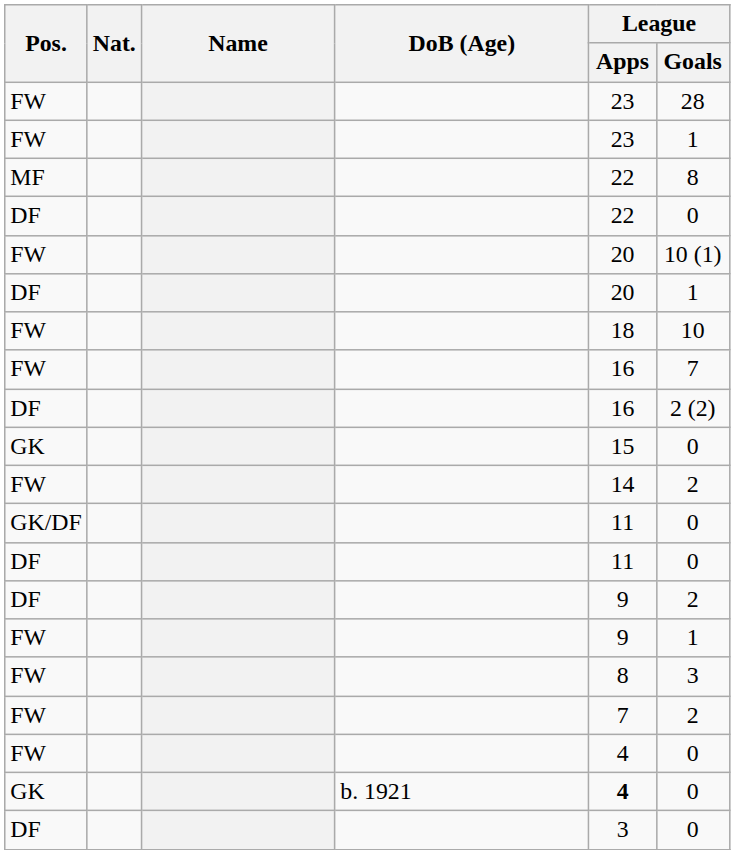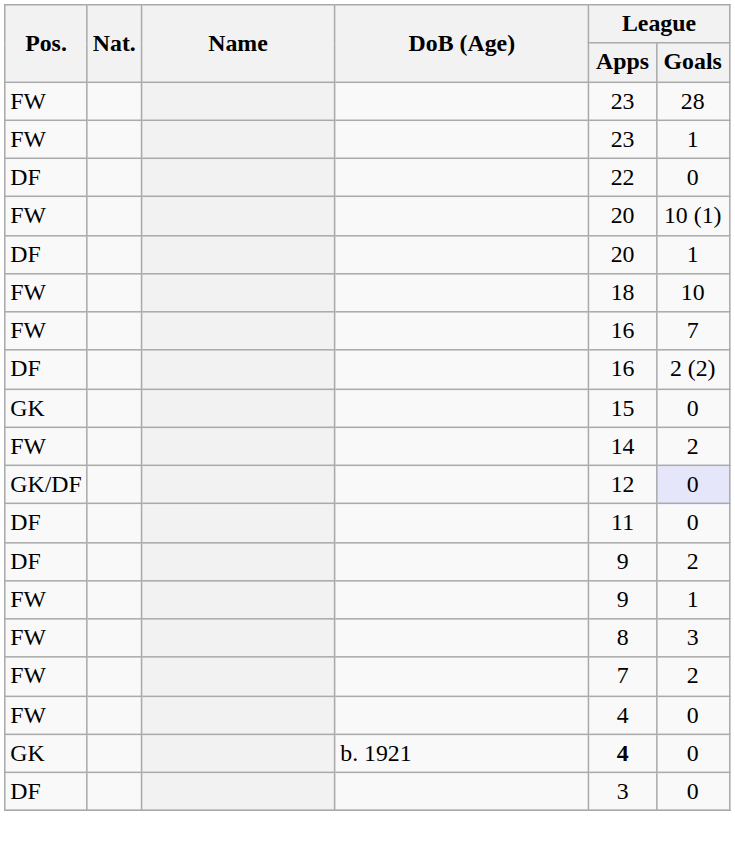- row: (27, 176)
(623, 522) 11 -> (623, 483) 12
(693, 522) no background -> (693, 483) lavender background
